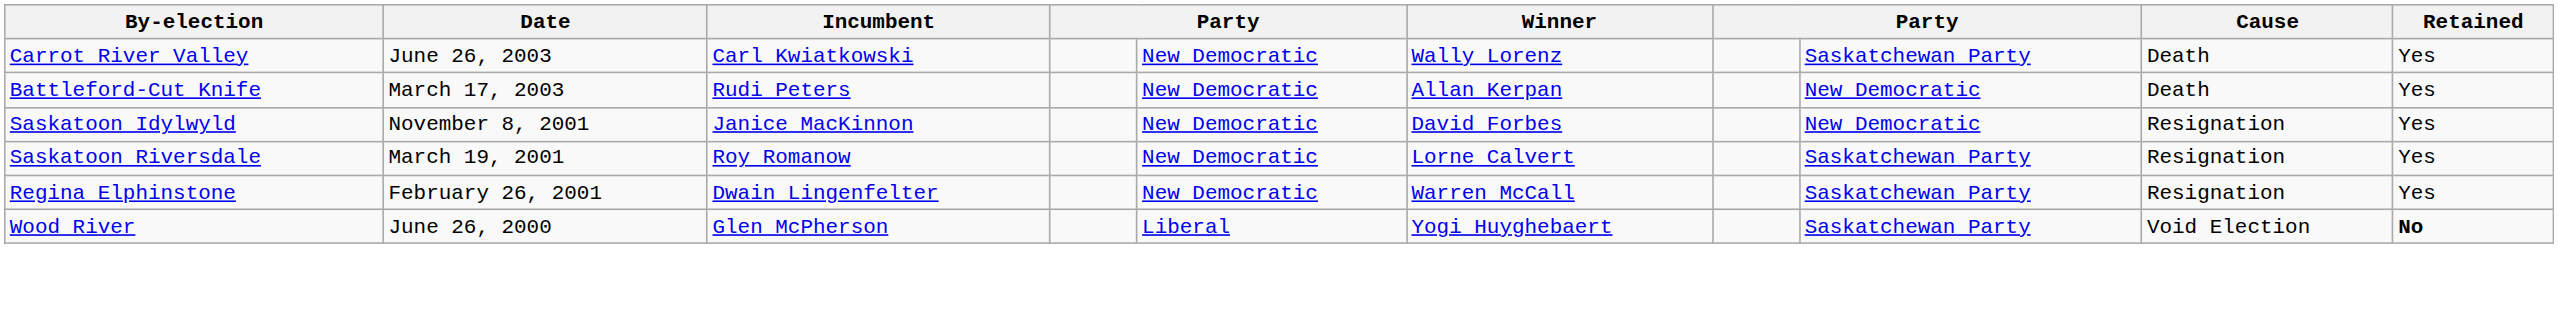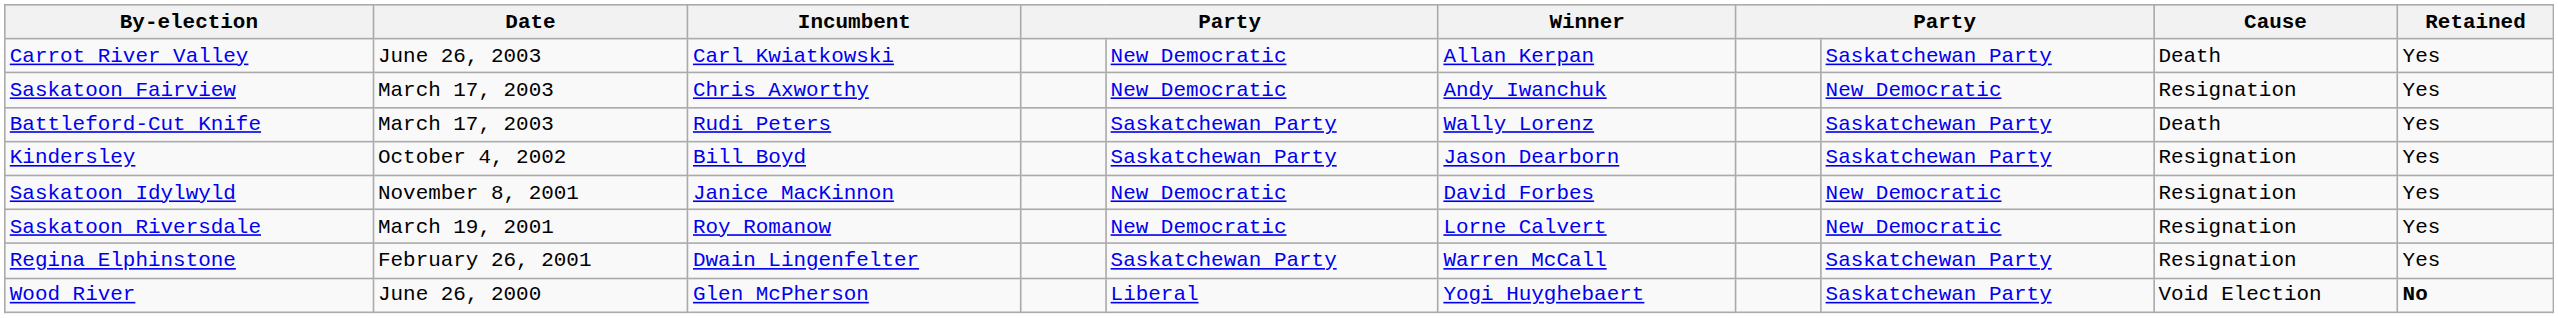(1487, 56) Wally Lorenz -> (1519, 56) Allan Kerpan
+ row: (123, 90)
(1230, 90) New Democratic -> (1224, 124) Saskatchewan Party
(1487, 90) Allan Kerpan -> (1519, 124) Wally Lorenz
(1893, 90) New Democratic -> (1939, 124) Saskatchewan Party
+ row: (73, 158)
(1918, 158) Saskatchewan Party -> (1914, 227) New Democratic
(1230, 192) New Democratic -> (1224, 261) Saskatchewan Party
